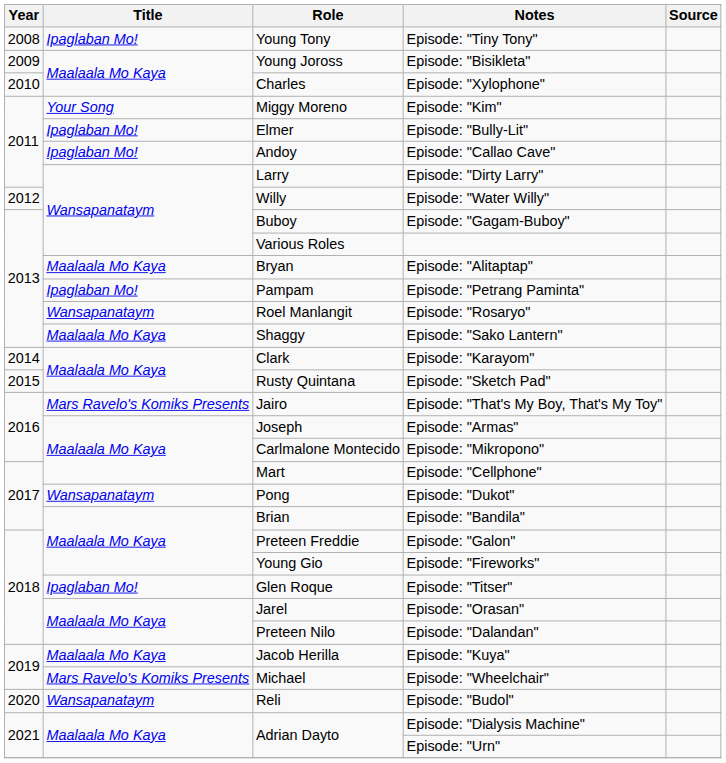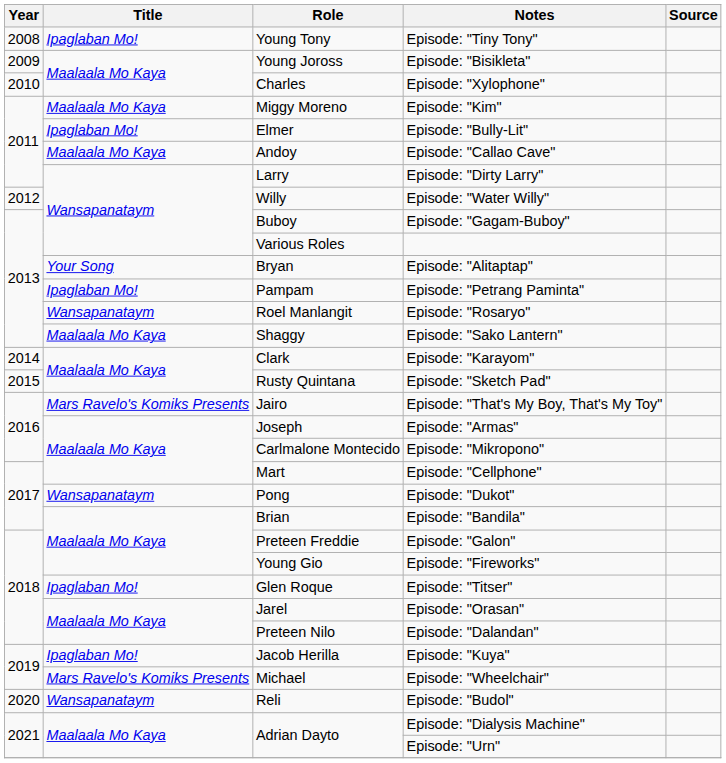(80, 107) Your Song -> (106, 107) Maalaala Mo Kaya
(92, 152) Ipaglaban Mo! -> (106, 152) Maalaala Mo Kaya
(106, 267) Maalaala Mo Kaya -> (80, 267) Your Song
(106, 655) Maalaala Mo Kaya -> (92, 655) Ipaglaban Mo!
